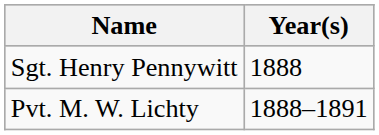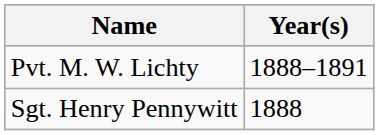rows swapped: (124, 66) <-> (105, 108)
